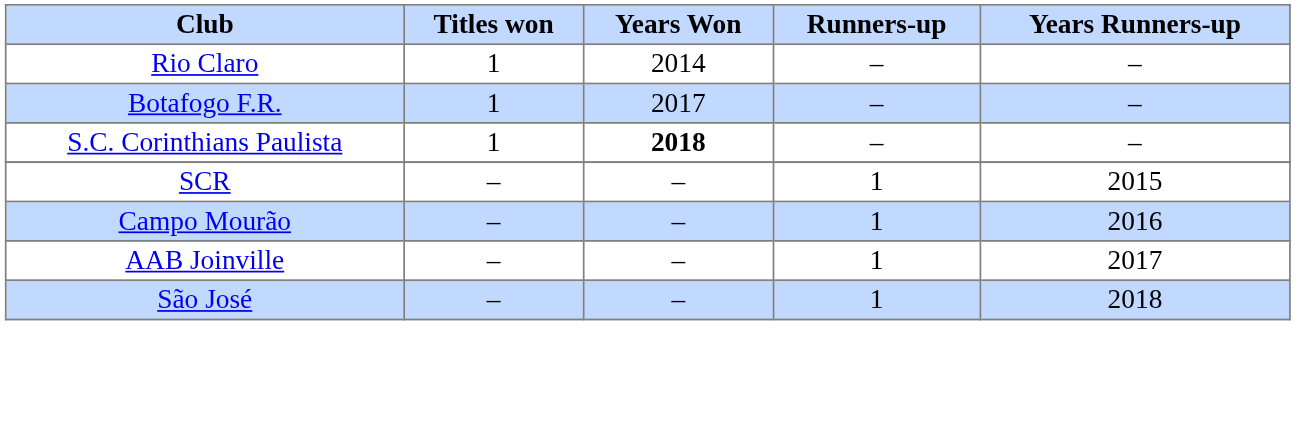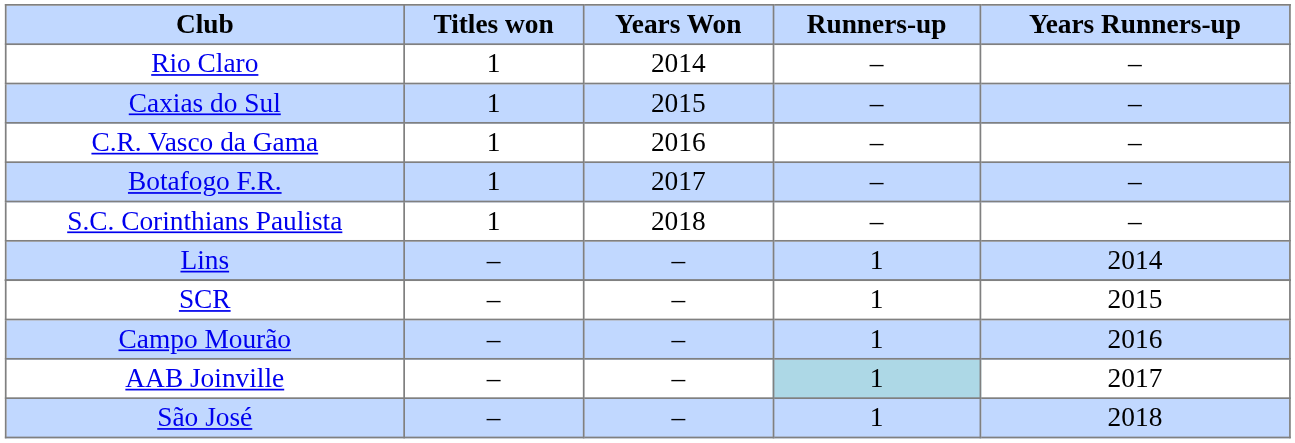+ row: (205, 102)
+ row: (205, 142)
(678, 142) bold -> (678, 220) normal
+ row: (205, 260)
(877, 260) no background -> (877, 378) lightblue background
